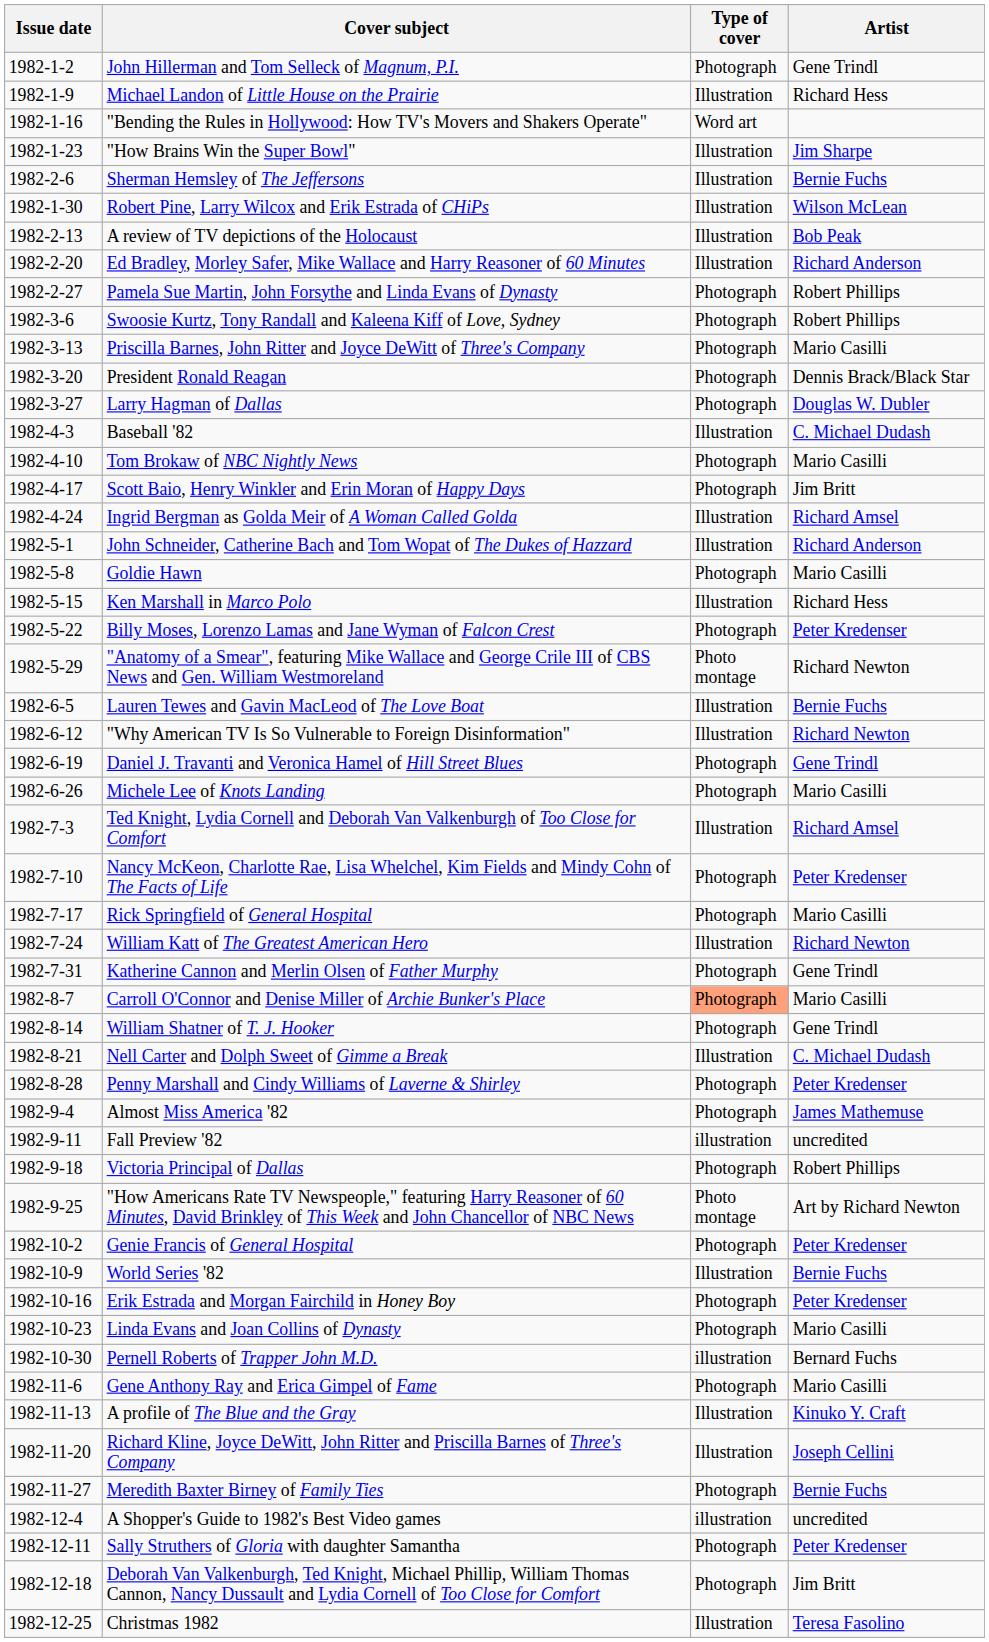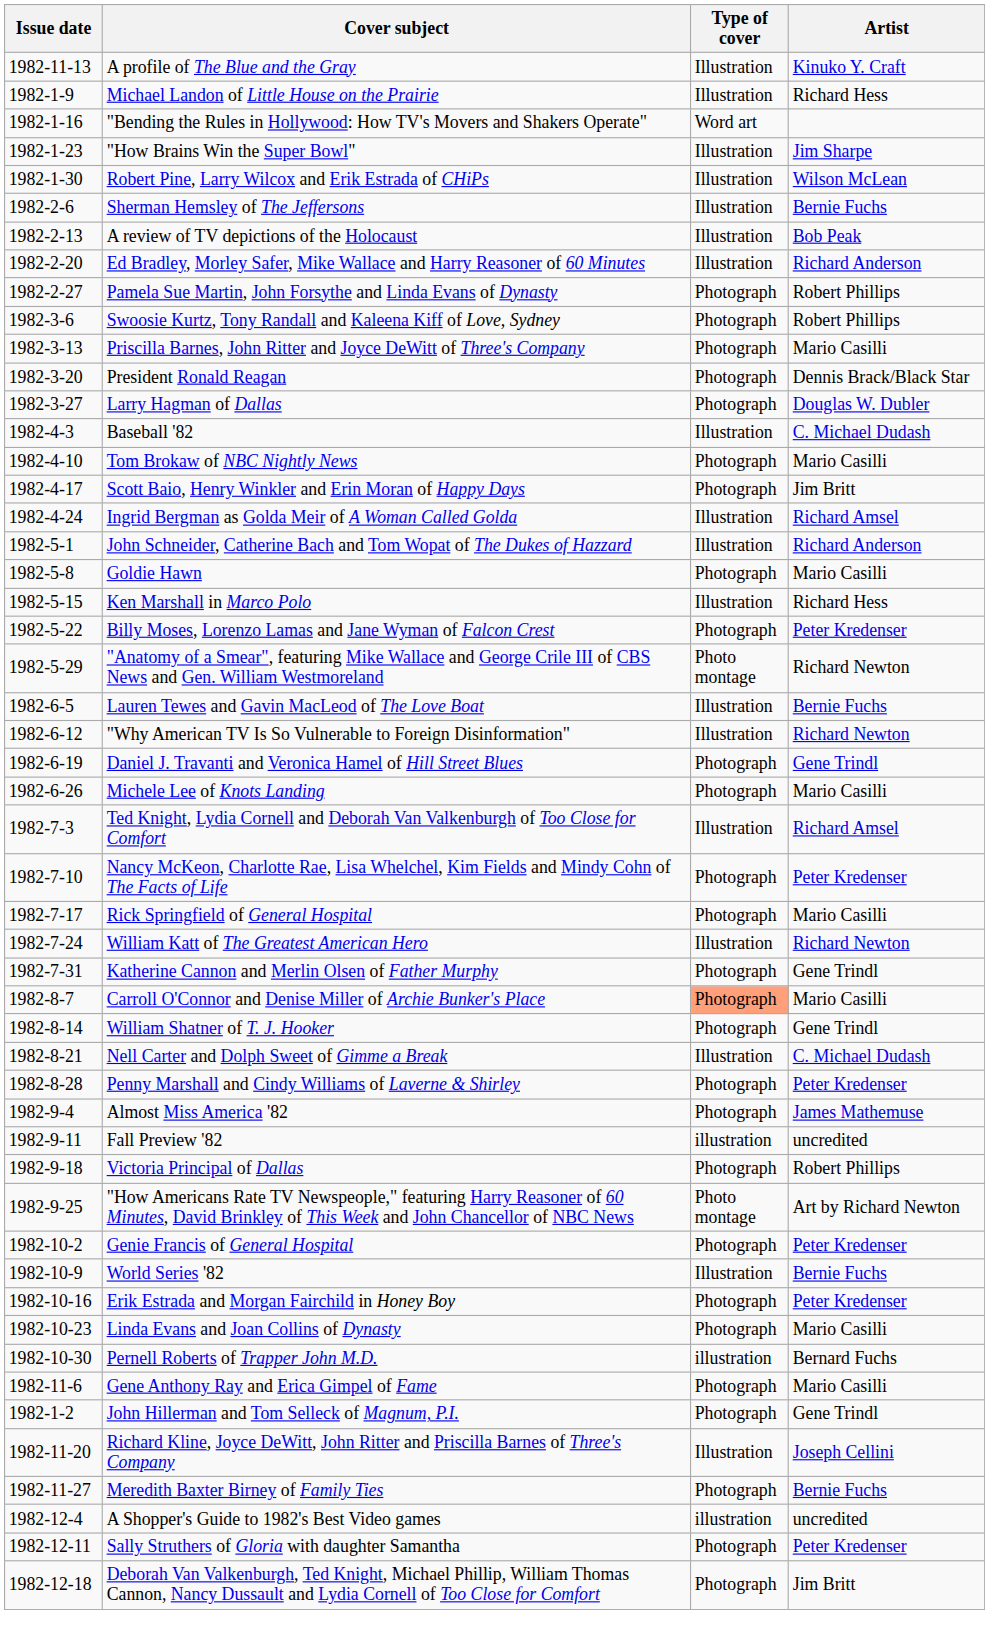rows swapped: (283, 66) <-> (231, 1414)
rows swapped: (298, 207) <-> (235, 179)
- row: (163, 1623)
